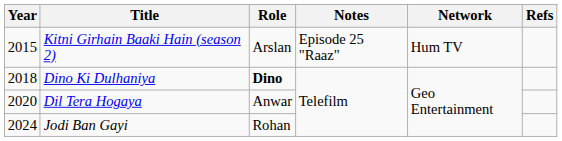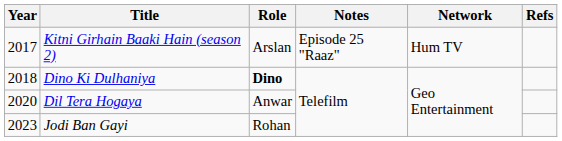(22, 47) 2015 -> (22, 47) 2017
(22, 124) 2024 -> (22, 124) 2023
